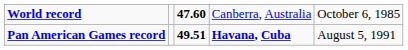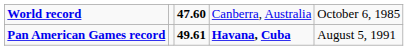(192, 34) 49.51 -> (192, 34) 49.61
